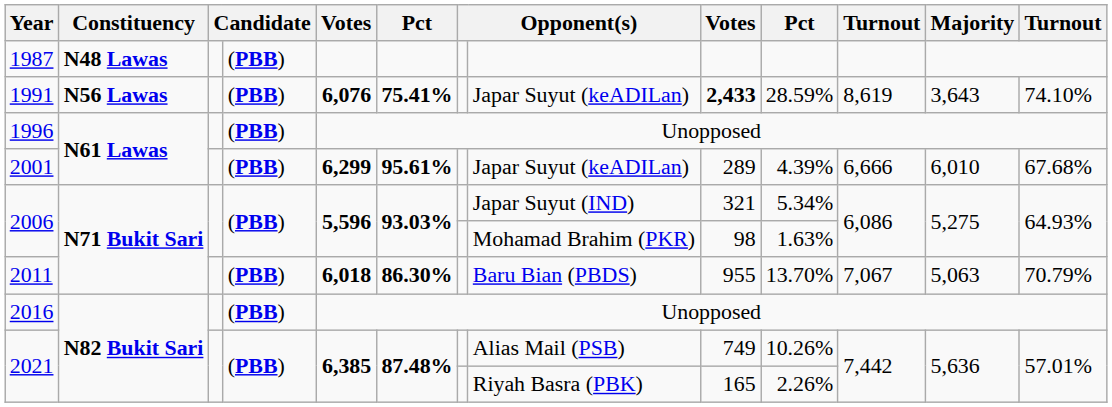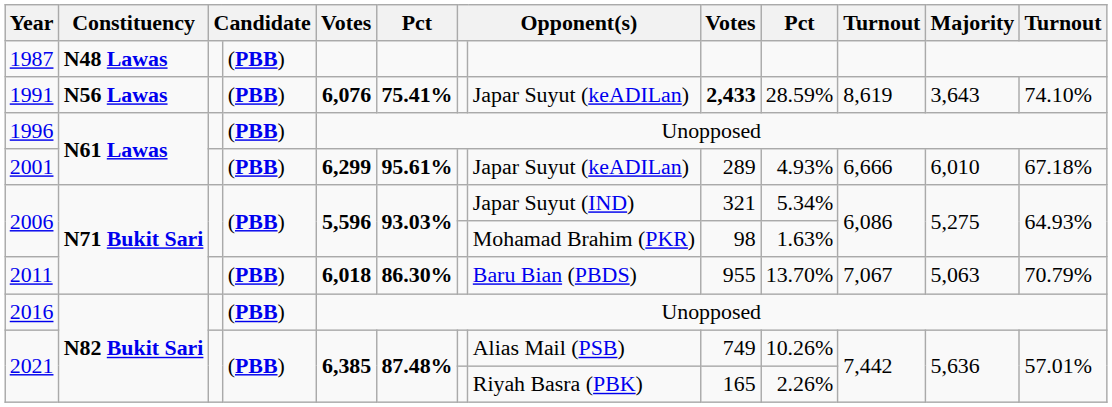(805, 166) 4.39% -> (805, 166) 4.93%
(1058, 166) 67.68% -> (1058, 166) 67.18%
